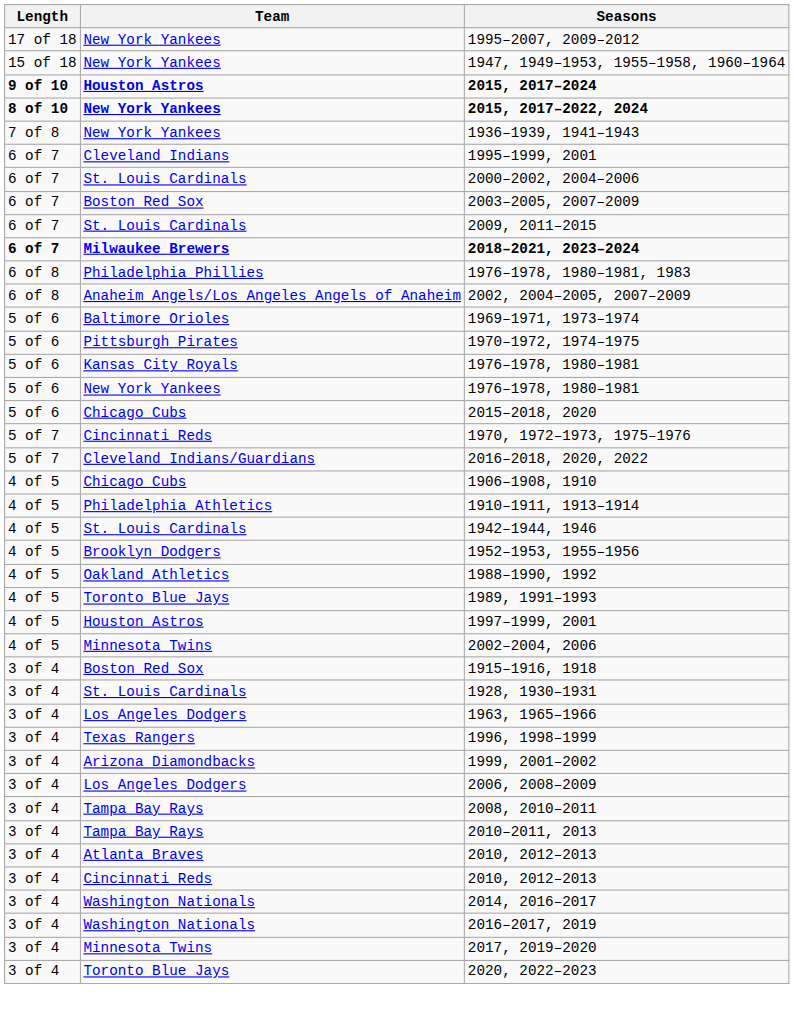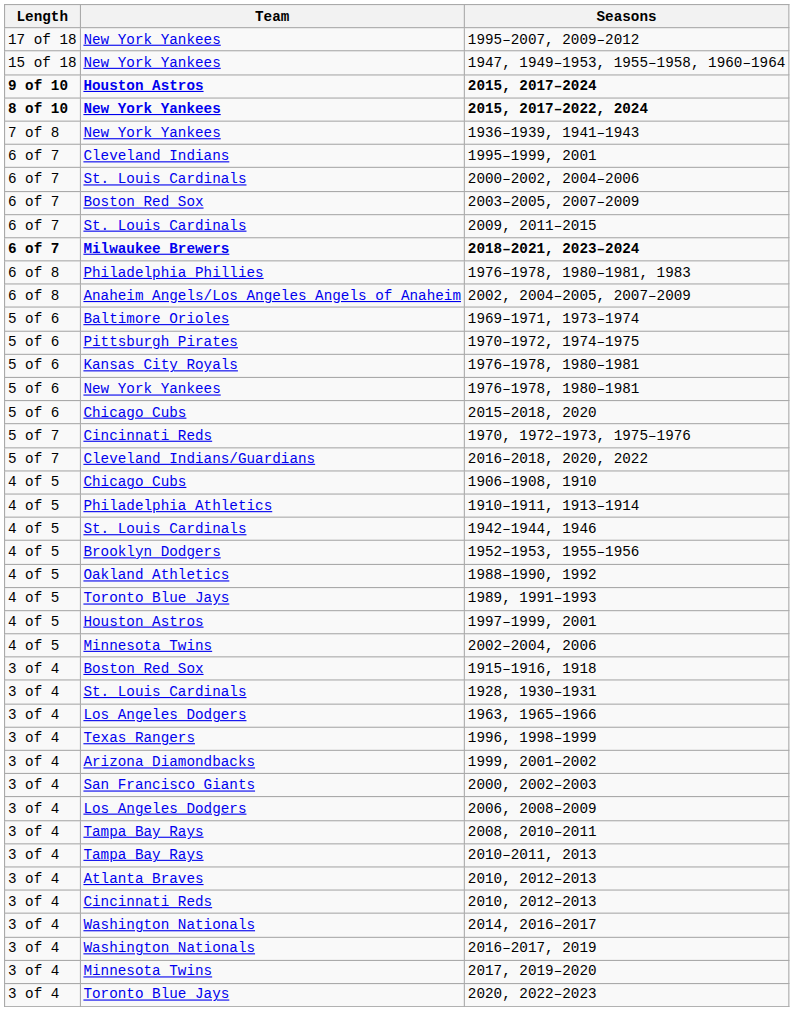+ row: (169, 785)
